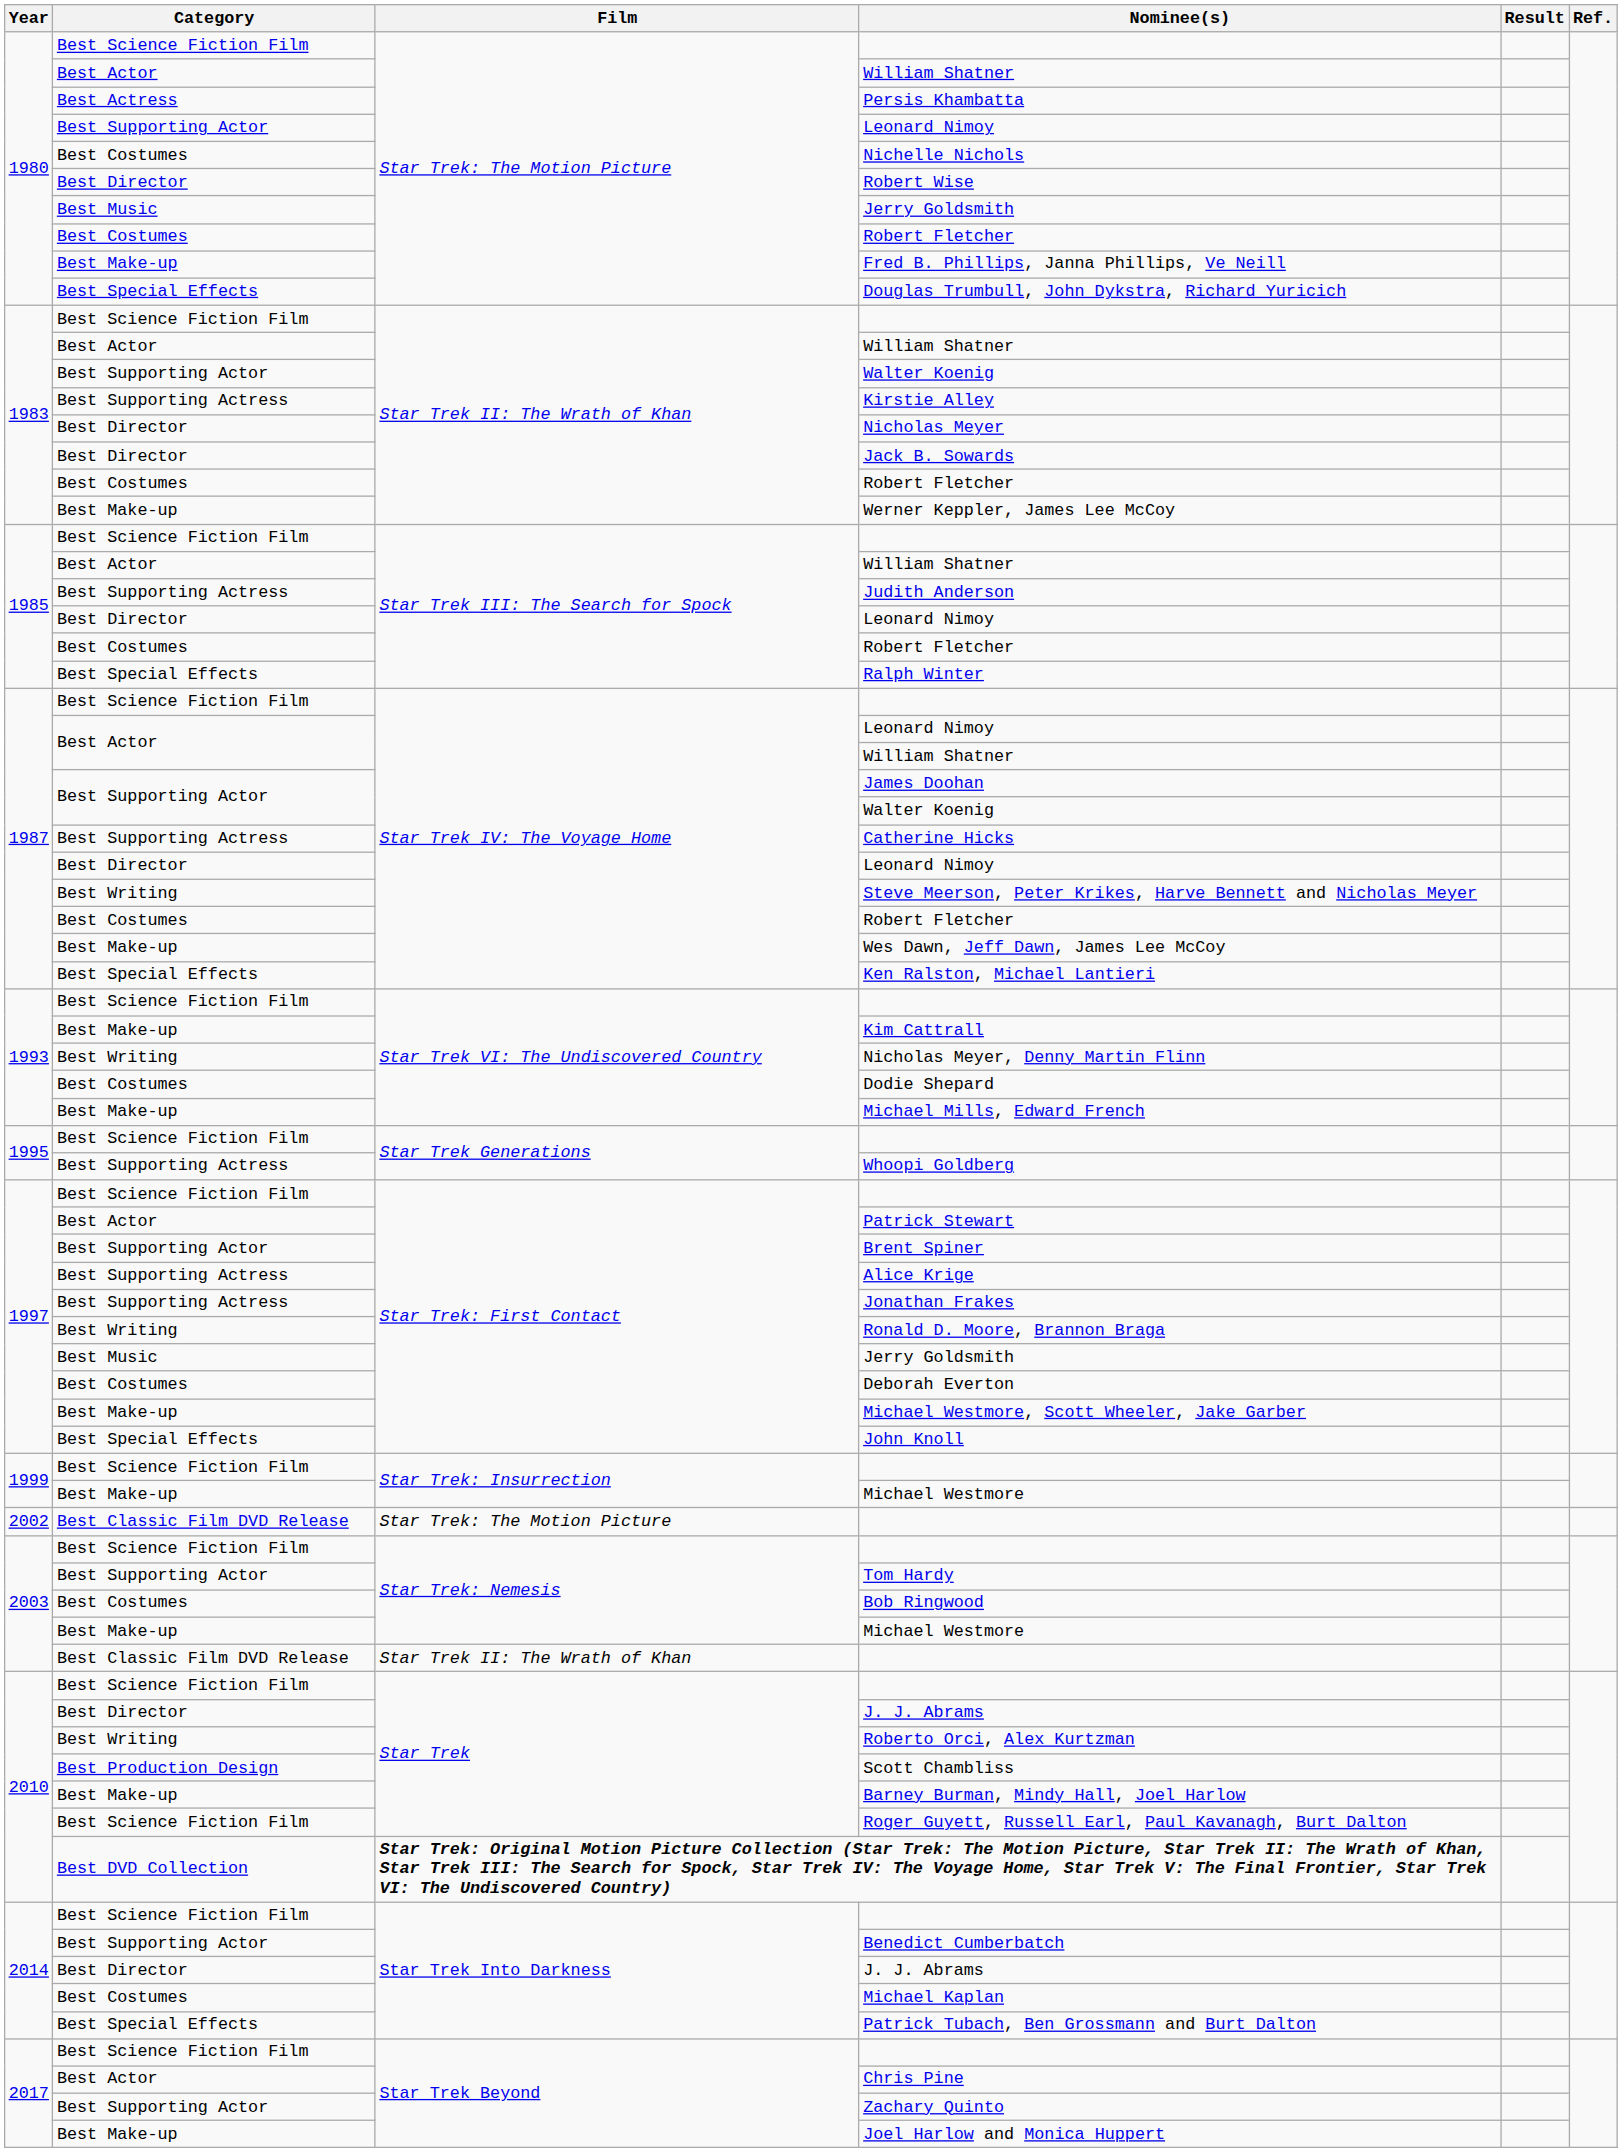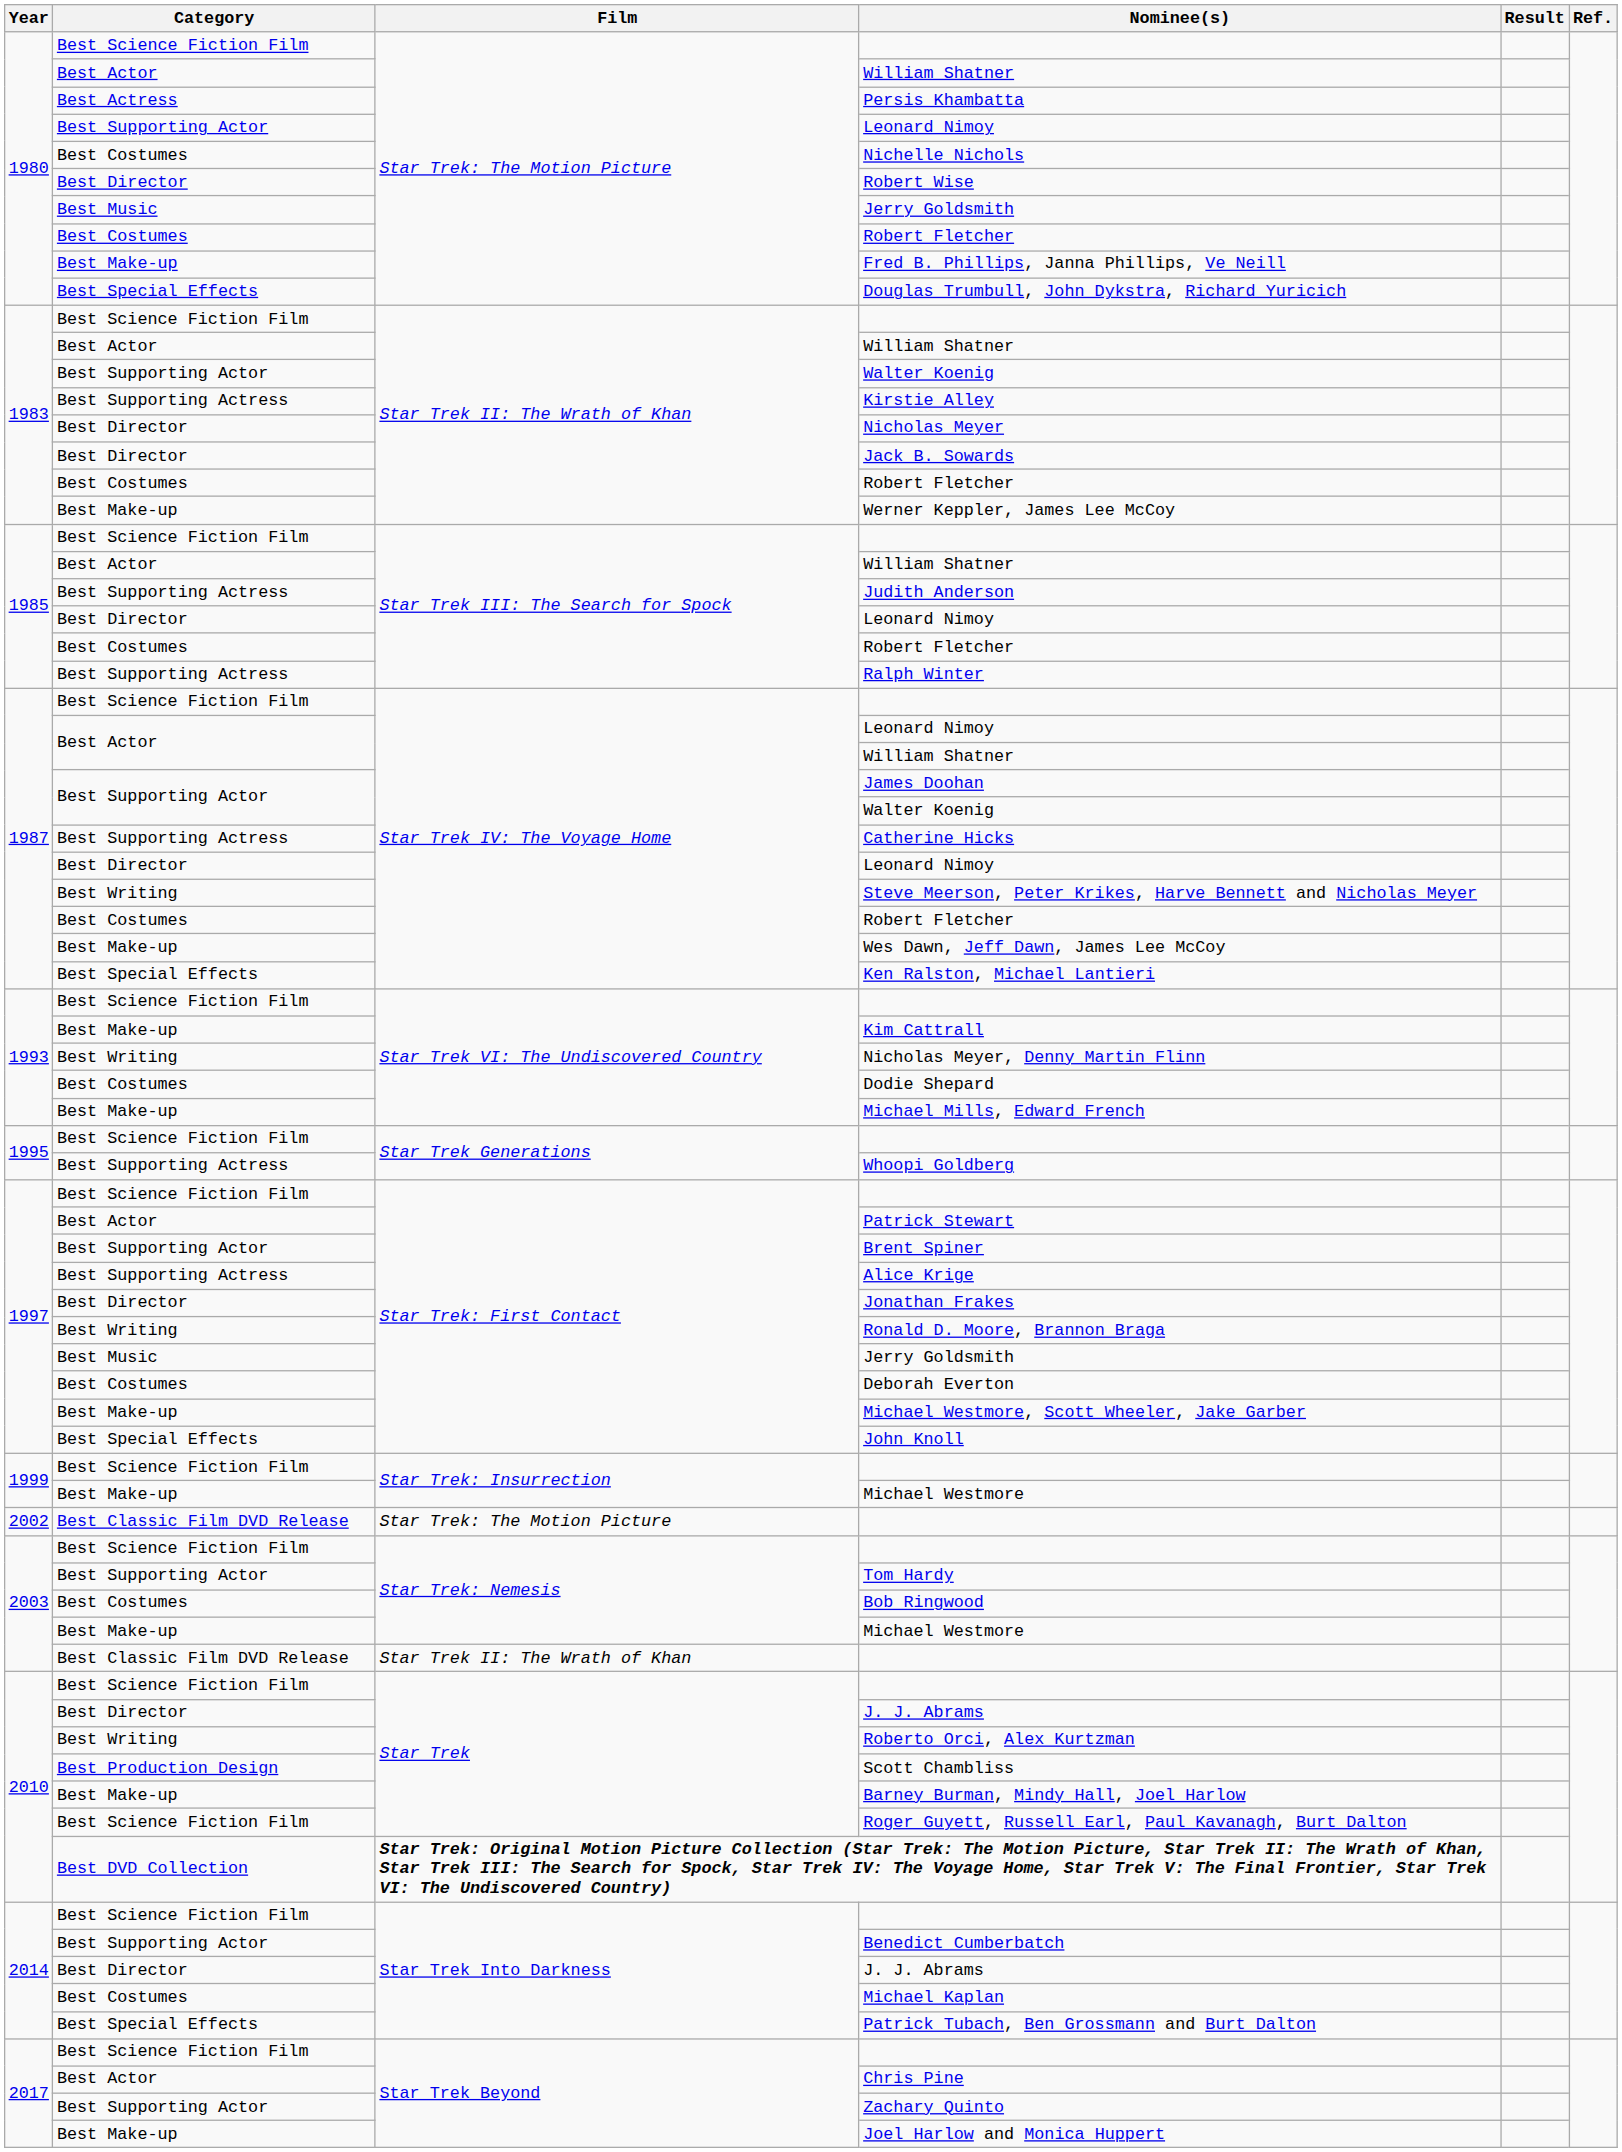(158, 674) Best Special Effects -> (173, 674) Best Supporting Actress
(173, 1303) Best Supporting Actress -> (122, 1303) Best Director
